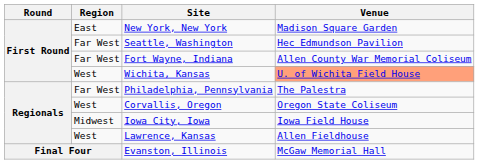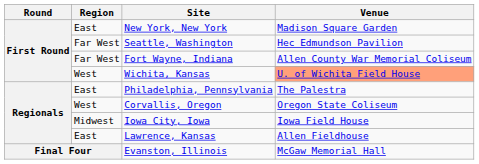(97, 89) Far West -> (85, 89) East
(85, 136) West -> (85, 136) East
